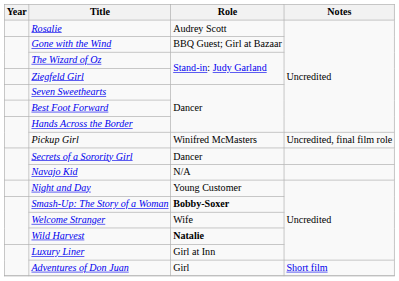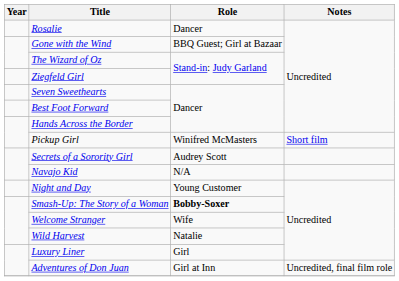(200, 28) Audrey Scott -> (188, 28) Dancer
(339, 140) Uncredited, final film role -> (307, 140) Short film
(188, 156) Dancer -> (200, 156) Audrey Scott
(189, 236) bold -> (188, 236) normal
(194, 252) Girl at Inn -> (181, 252) Girl
(181, 268) Girl -> (194, 268) Girl at Inn
(307, 268) Short film -> (339, 268) Uncredited, final film role
